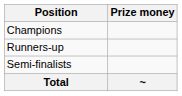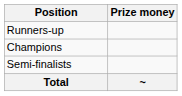rows swapped: (34, 30) <-> (35, 47)
